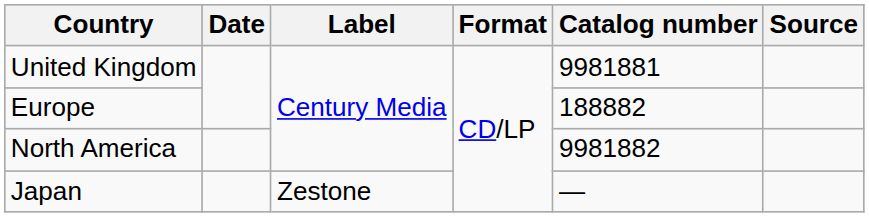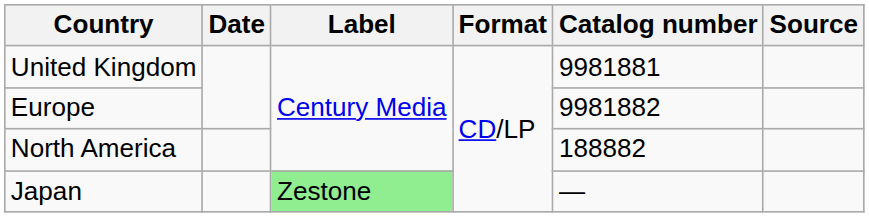(603, 107) 188882 -> (610, 107) 9981882
(610, 149) 9981882 -> (603, 149) 188882
(324, 190) no background -> (324, 190) lightgreen background
